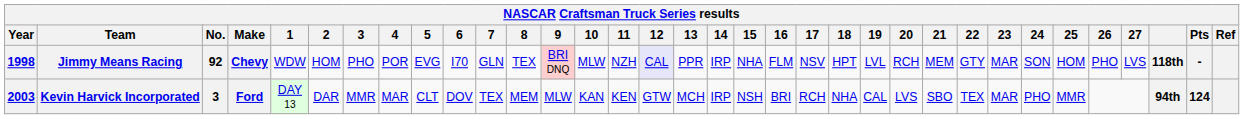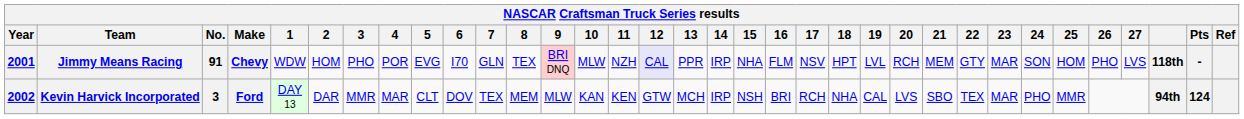(21, 62) 1998 -> (21, 62) 2001
(216, 62) 92 -> (216, 62) 91
(21, 97) 2003 -> (21, 97) 2002
